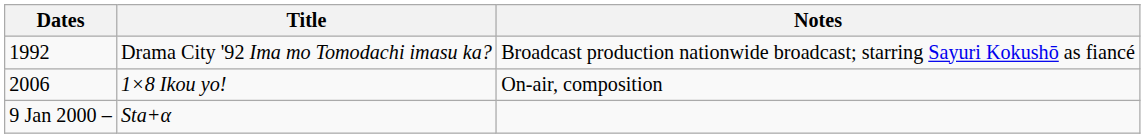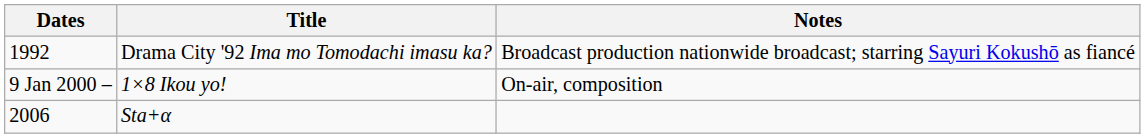(29, 84) 2006 -> (61, 84) 9 Jan 2000 –
(61, 116) 9 Jan 2000 – -> (29, 116) 2006
